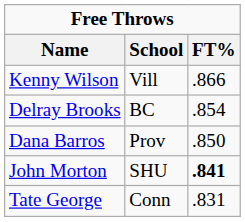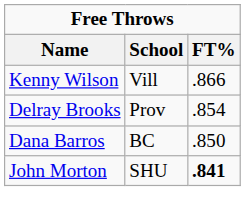(142, 110) BC -> (147, 110) Prov
(147, 140) Prov -> (142, 140) BC
- row: (55, 200)
